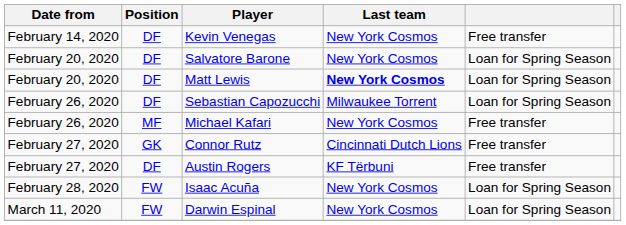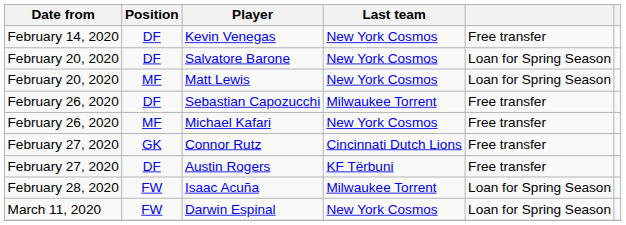(152, 79) DF -> (152, 79) MF
(386, 79) bold -> (382, 79) normal
(540, 101) Loan for Spring Season -> (507, 101) Free transfer
(382, 187) New York Cosmos -> (382, 187) Milwaukee Torrent
